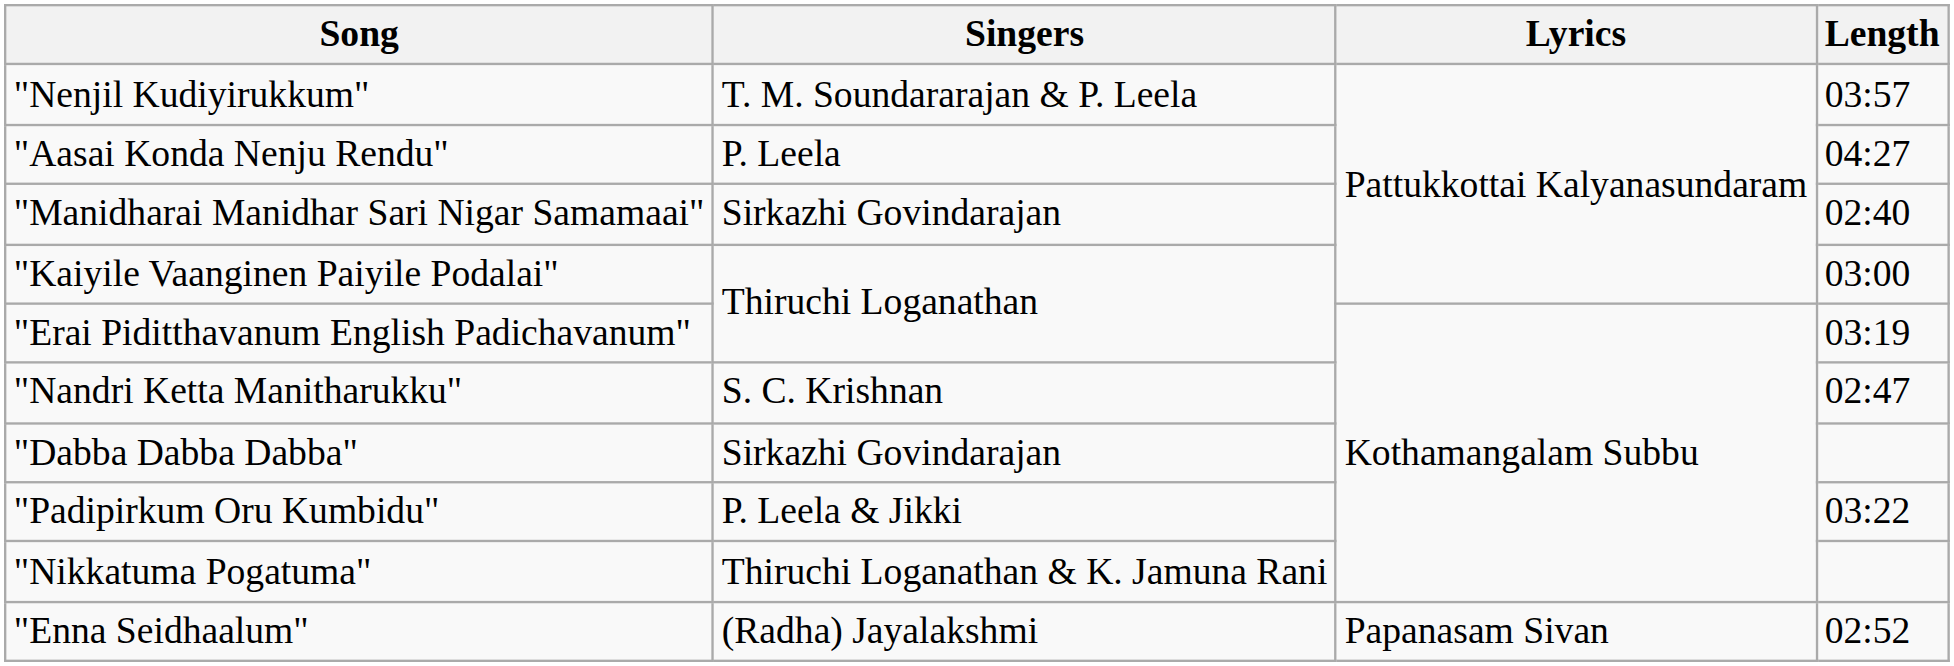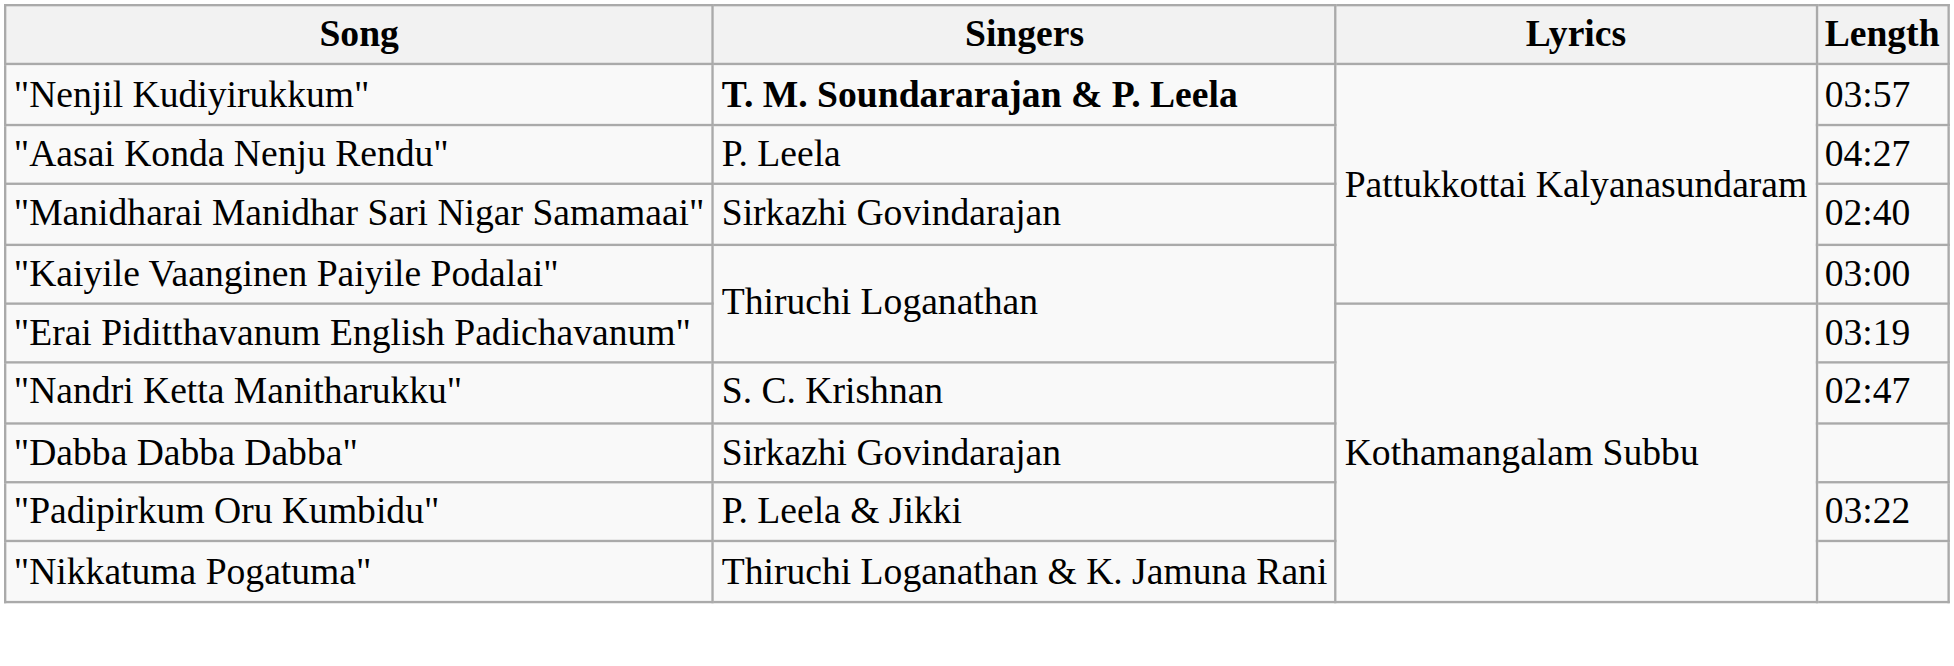(959, 93) normal -> (980, 93) bold
- row: (161, 630)
